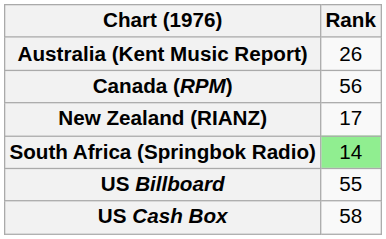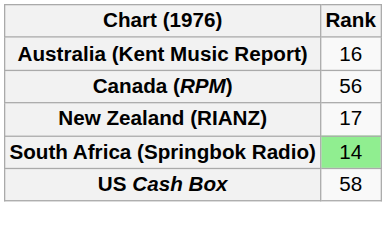(351, 53) 26 -> (351, 53) 16
- row: (163, 184)
